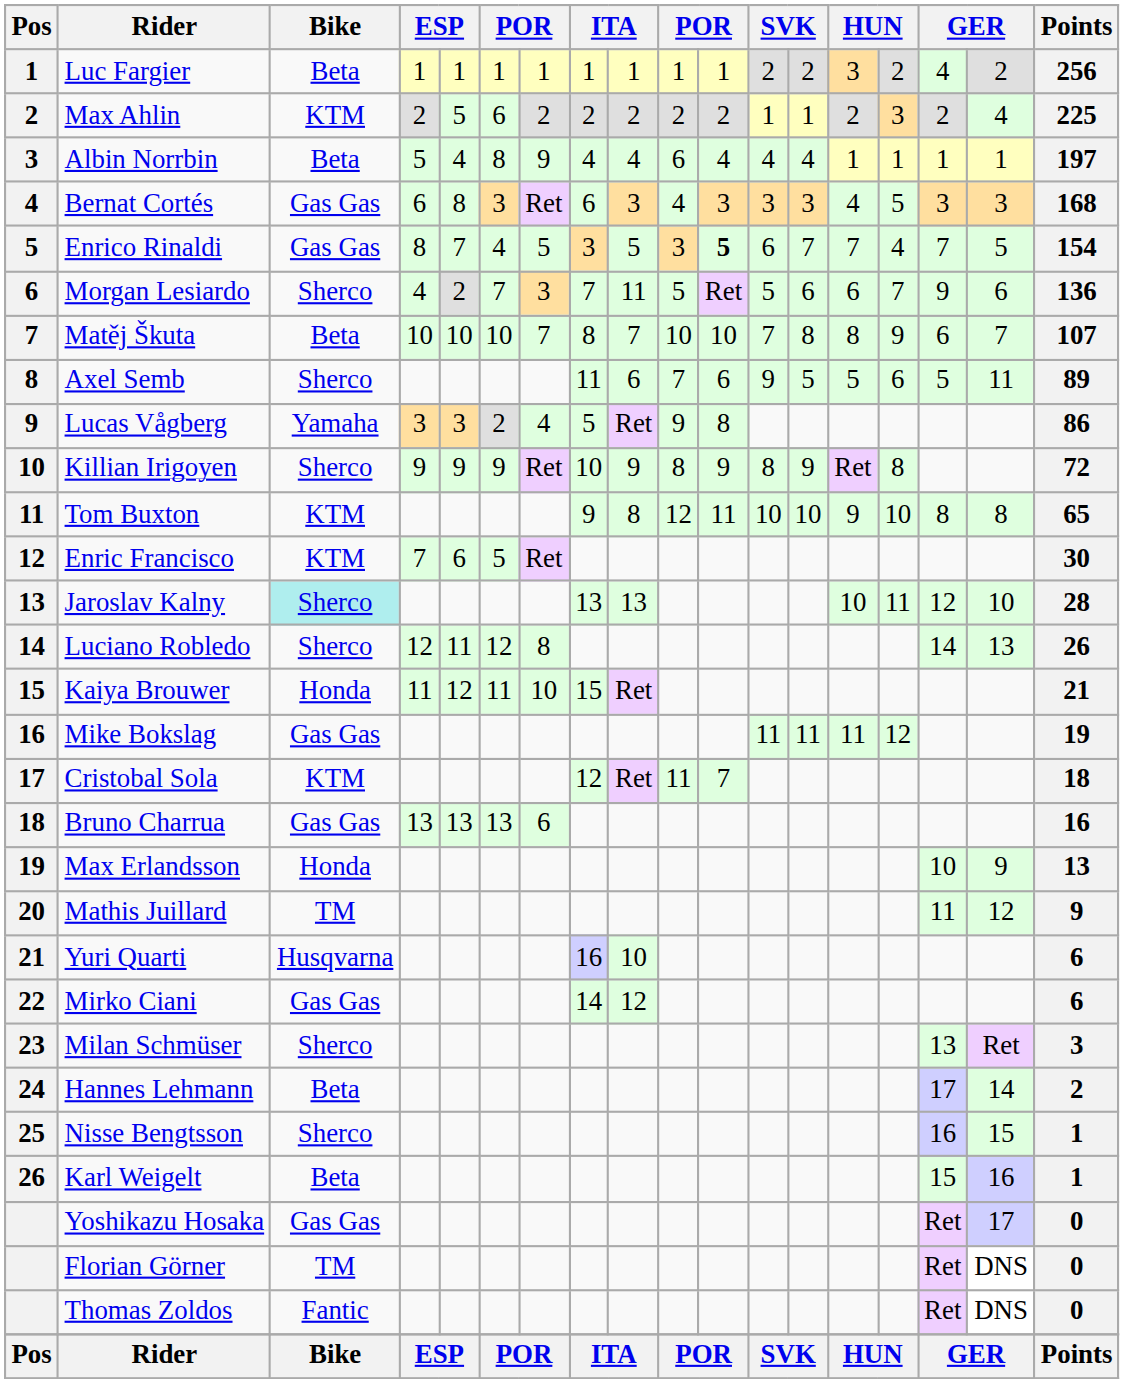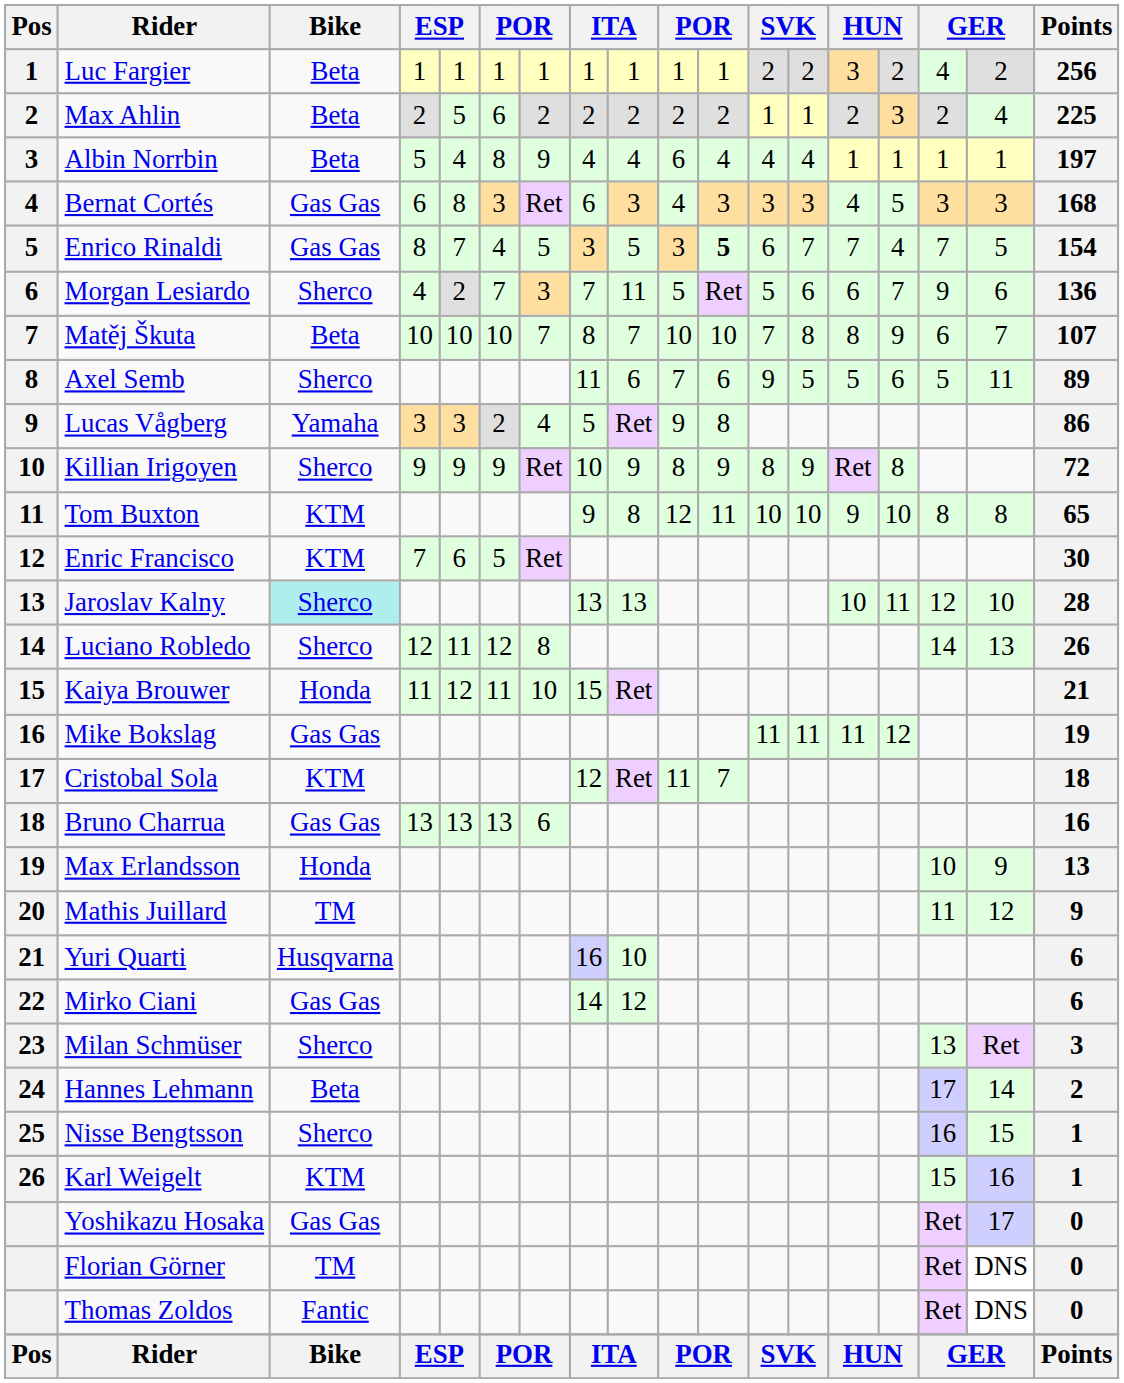(335, 115) KTM -> (335, 115) Beta
(335, 1178) Beta -> (335, 1178) KTM
